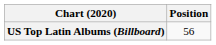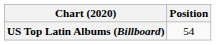(189, 31) 56 -> (189, 31) 54
